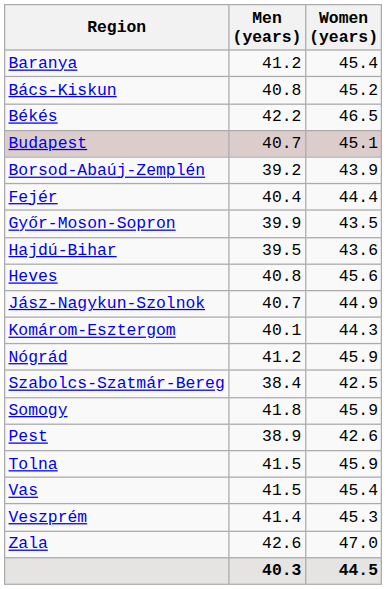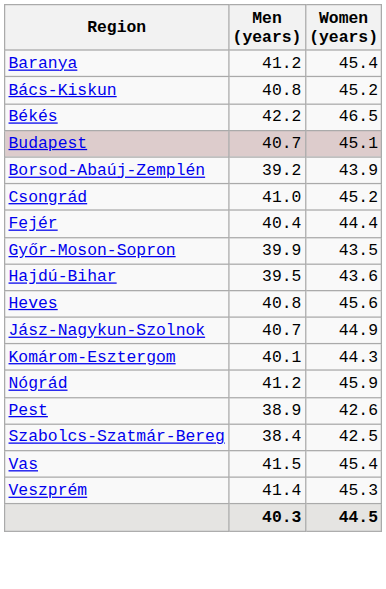+ row: (48, 197)
rows swapped: (28, 437) <-> (117, 384)
- row: (38, 411)
- row: (33, 464)
- row: (28, 544)
